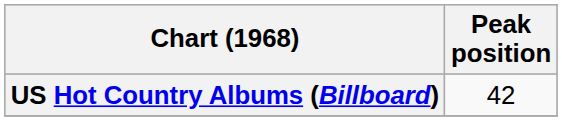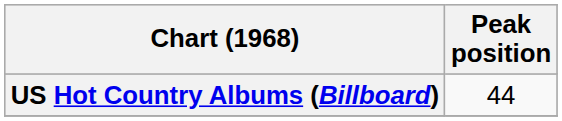(501, 94) 42 -> (501, 94) 44
